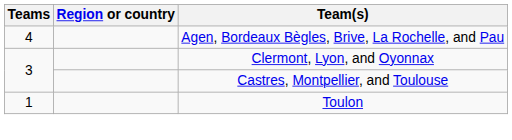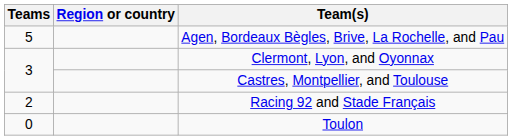(29, 37) 4 -> (29, 37) 5
+ row: (343, 102)
(29, 102) 1 -> (29, 124) 0
